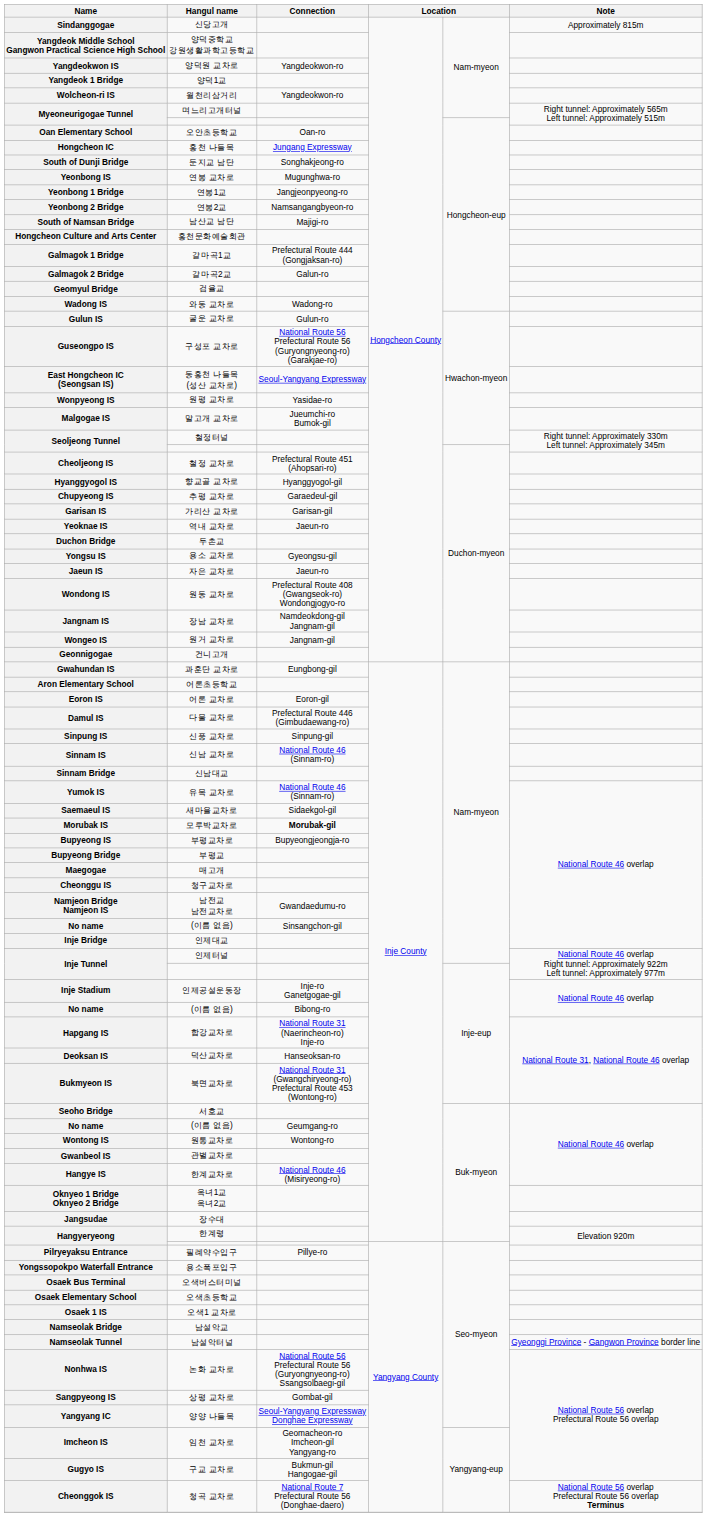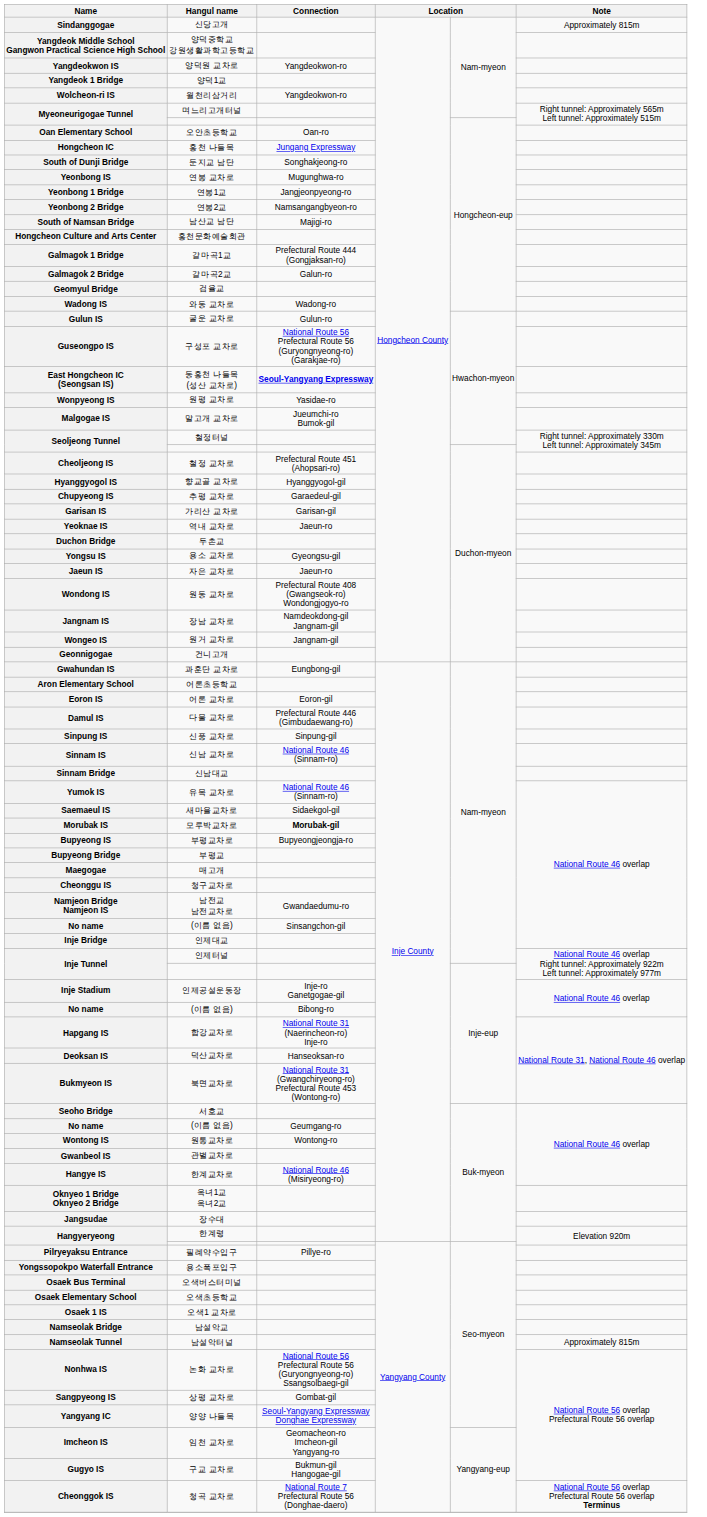(312, 379) normal -> (316, 379) bold
(606, 1342) Gyeonggi Province - Gangwon Province border line -> (602, 1342) Approximately 815m
